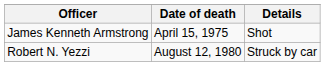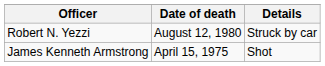rows swapped: (78, 33) <-> (48, 52)
